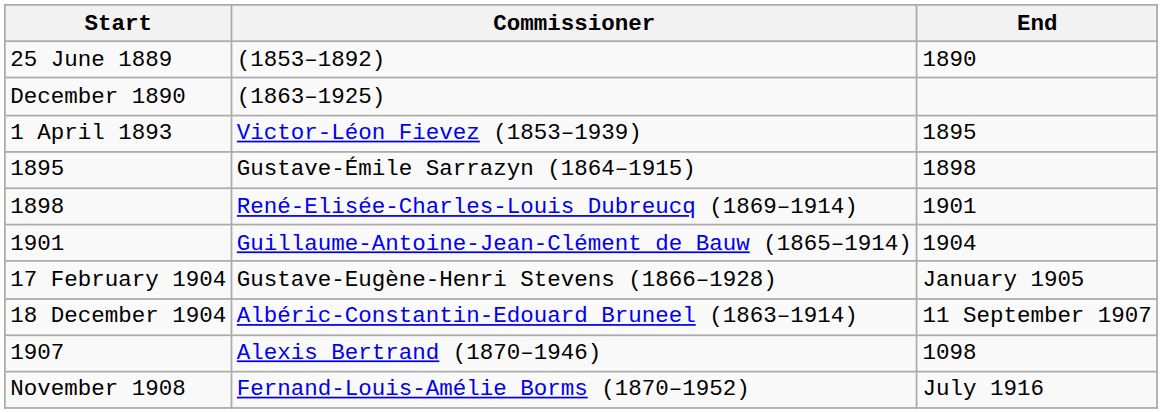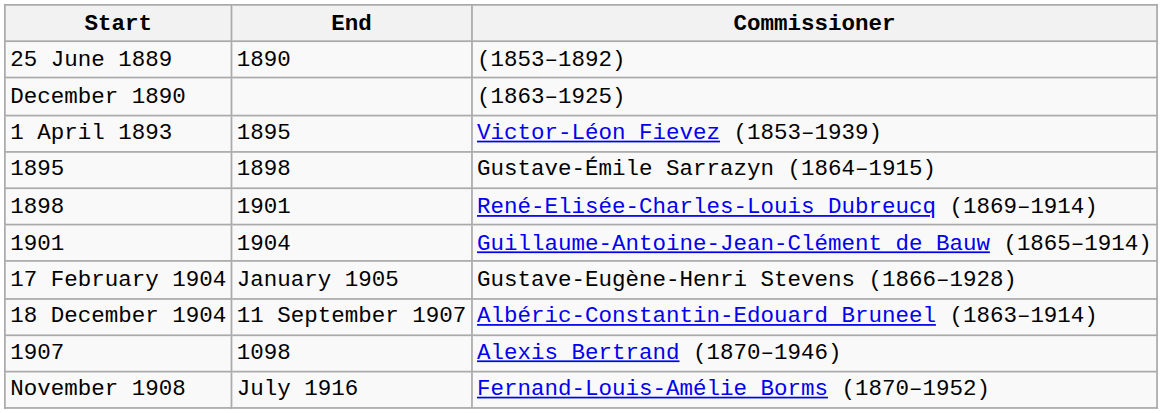columns swapped: (1037, 23) <-> (574, 23)
